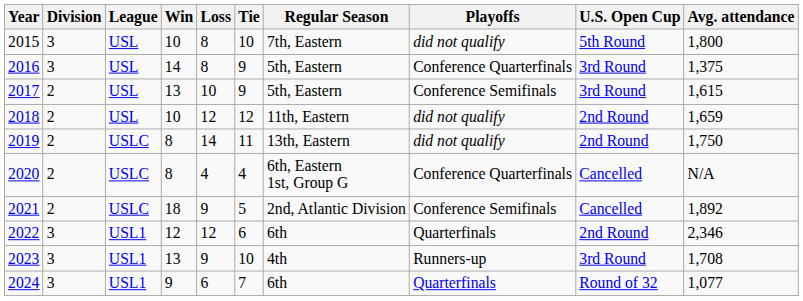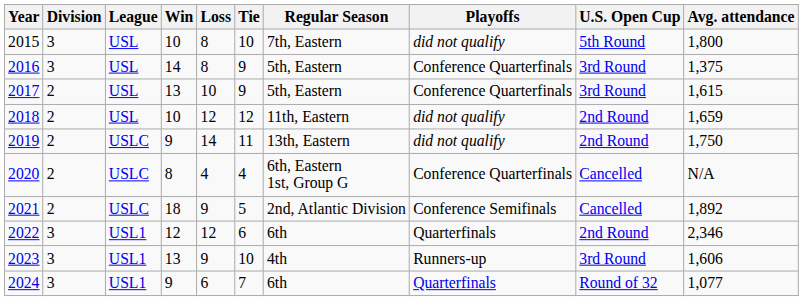(485, 91) Conference Semifinals -> (493, 91) Conference Quarterfinals
(169, 141) 8 -> (169, 141) 9
(705, 258) 1,708 -> (705, 258) 1,606
